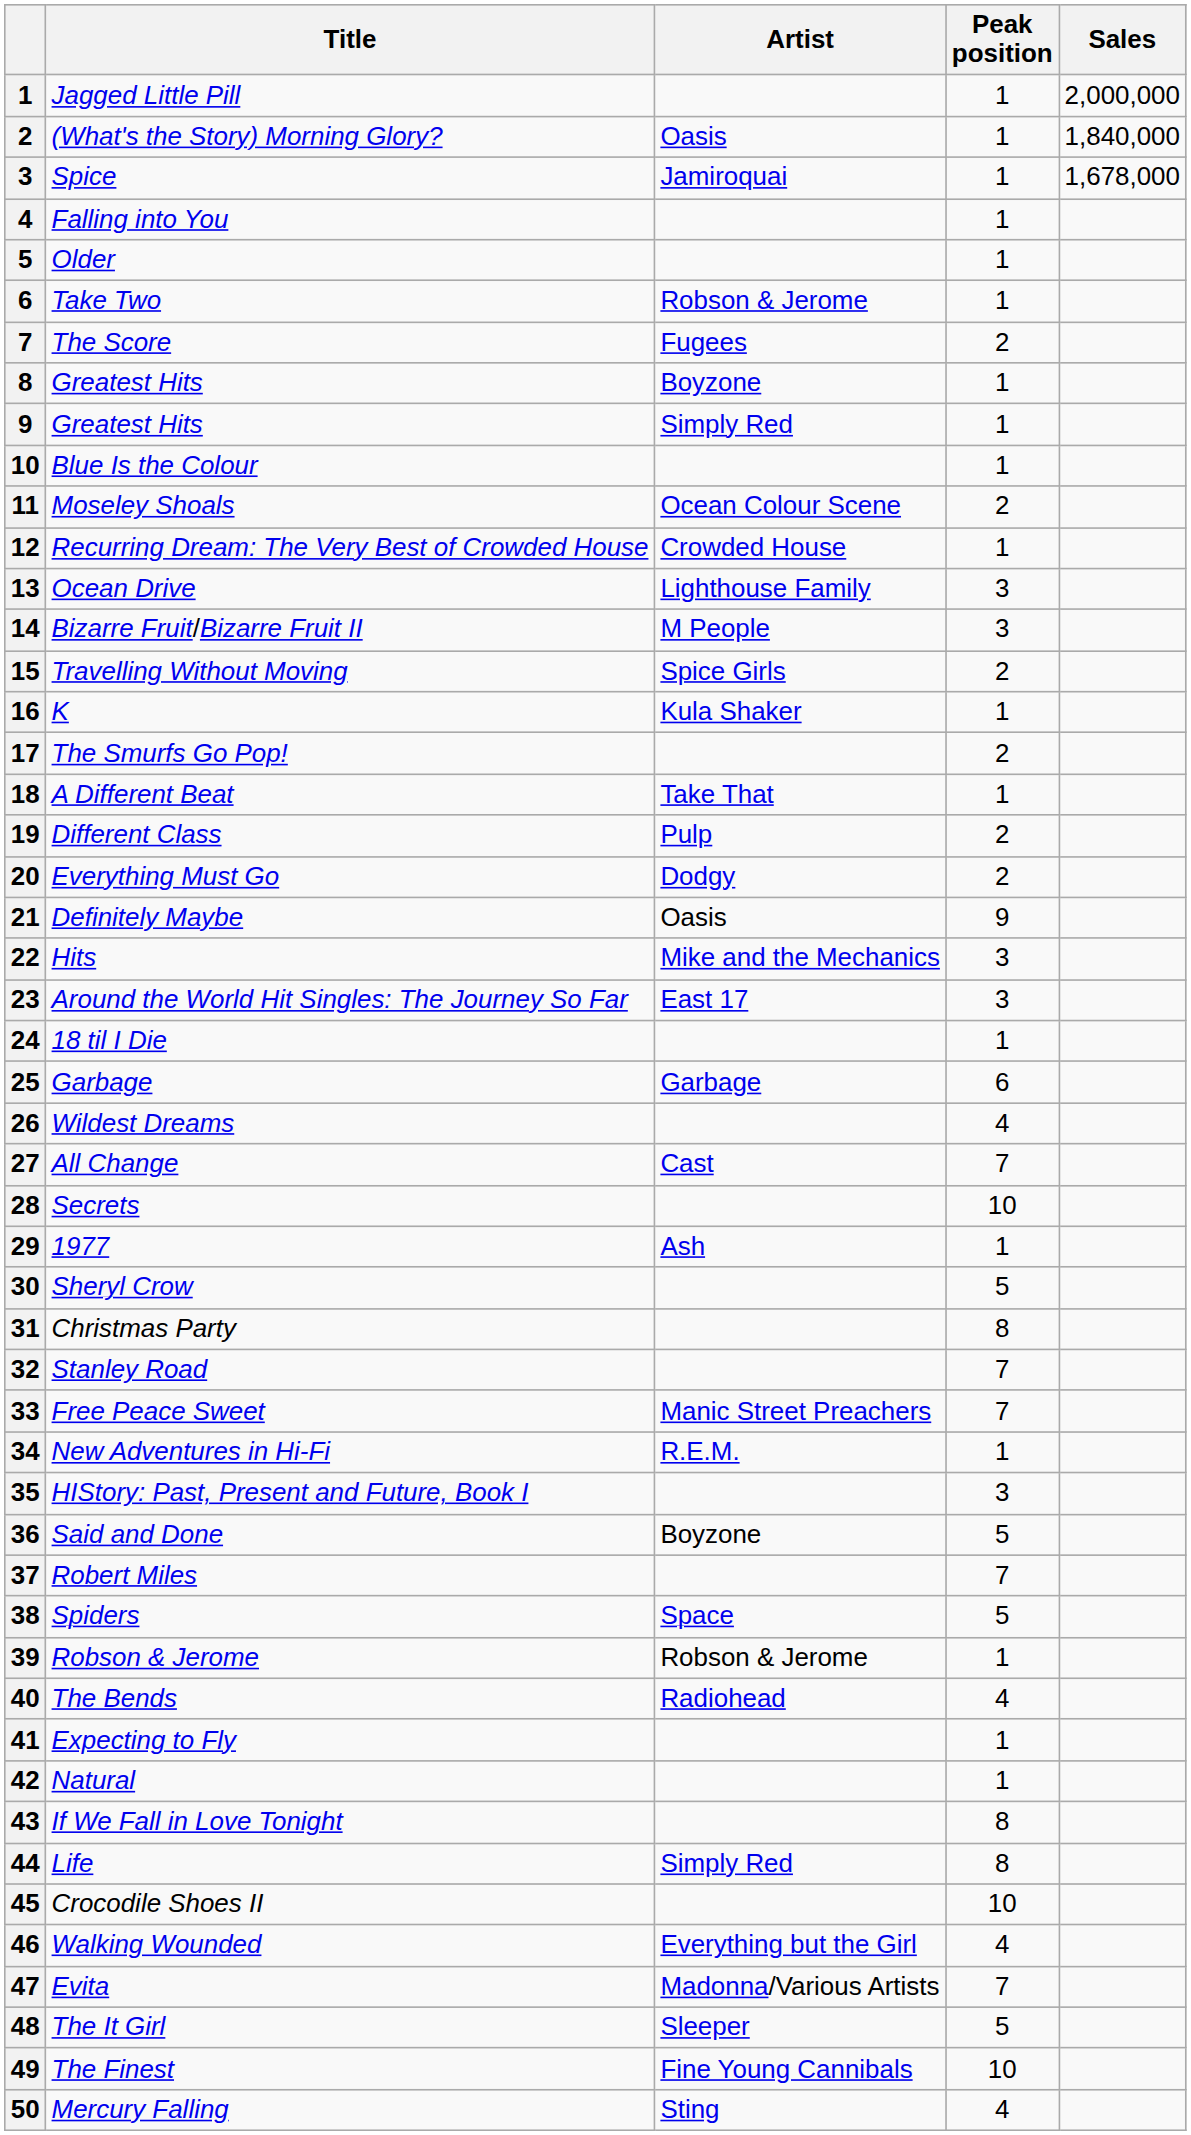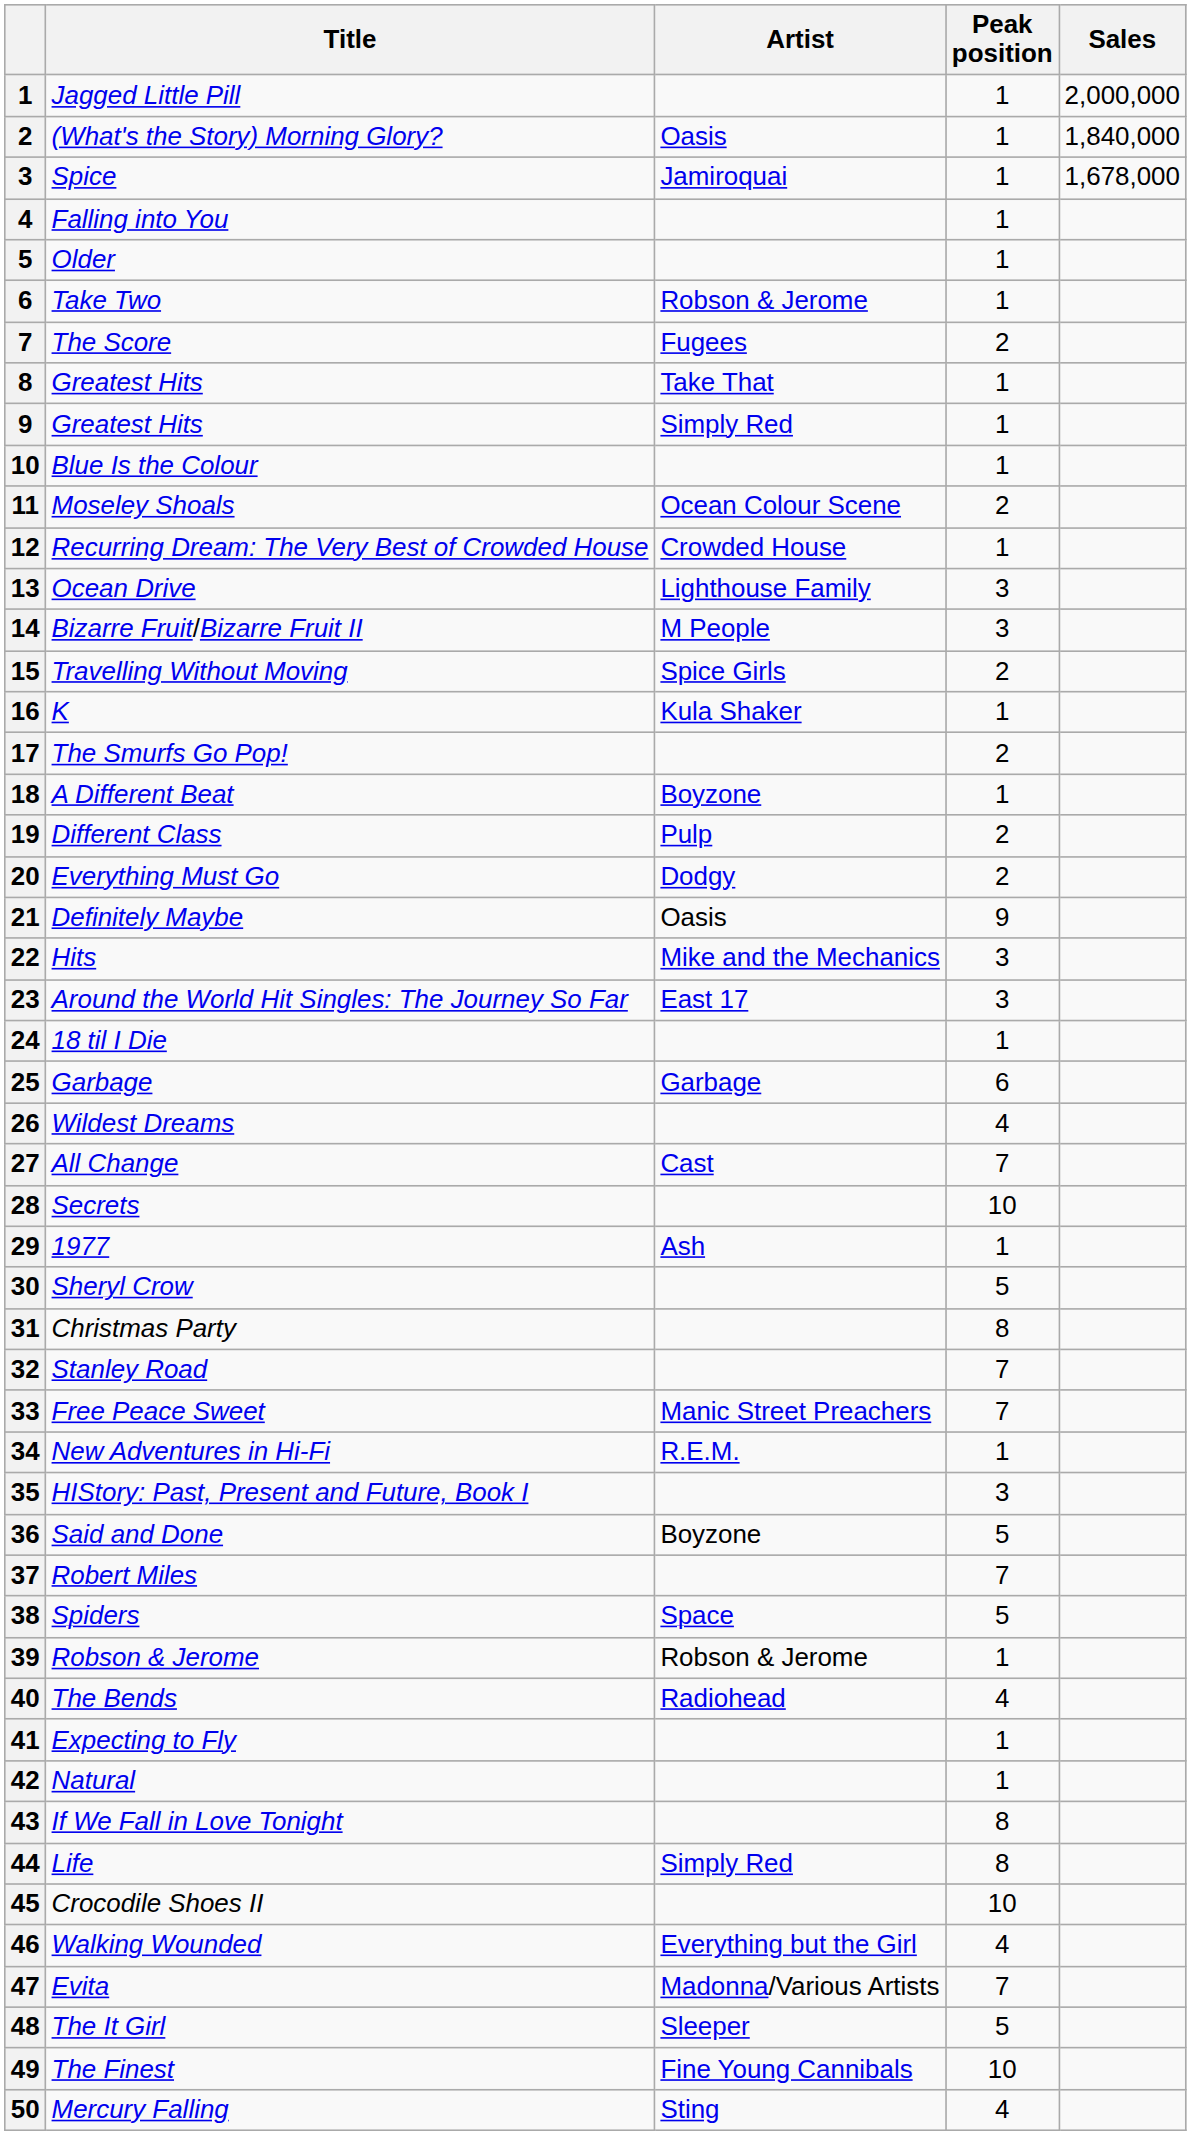(711, 383) Boyzone -> (717, 383) Take That
(717, 794) Take That -> (711, 794) Boyzone
